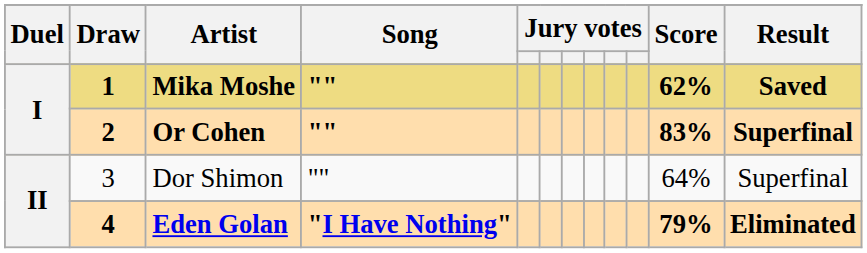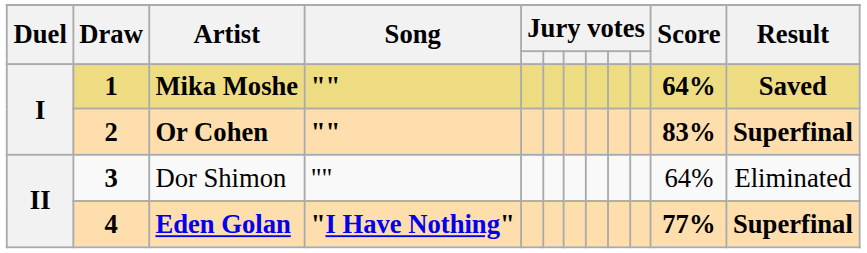(686, 86) 62% -> (689, 86) 64%
(108, 178) normal -> (111, 178) bold
(793, 178) Superfinal -> (793, 178) Eliminated
(686, 224) 79% -> (689, 224) 77%
(793, 224) Eliminated -> (793, 224) Superfinal
